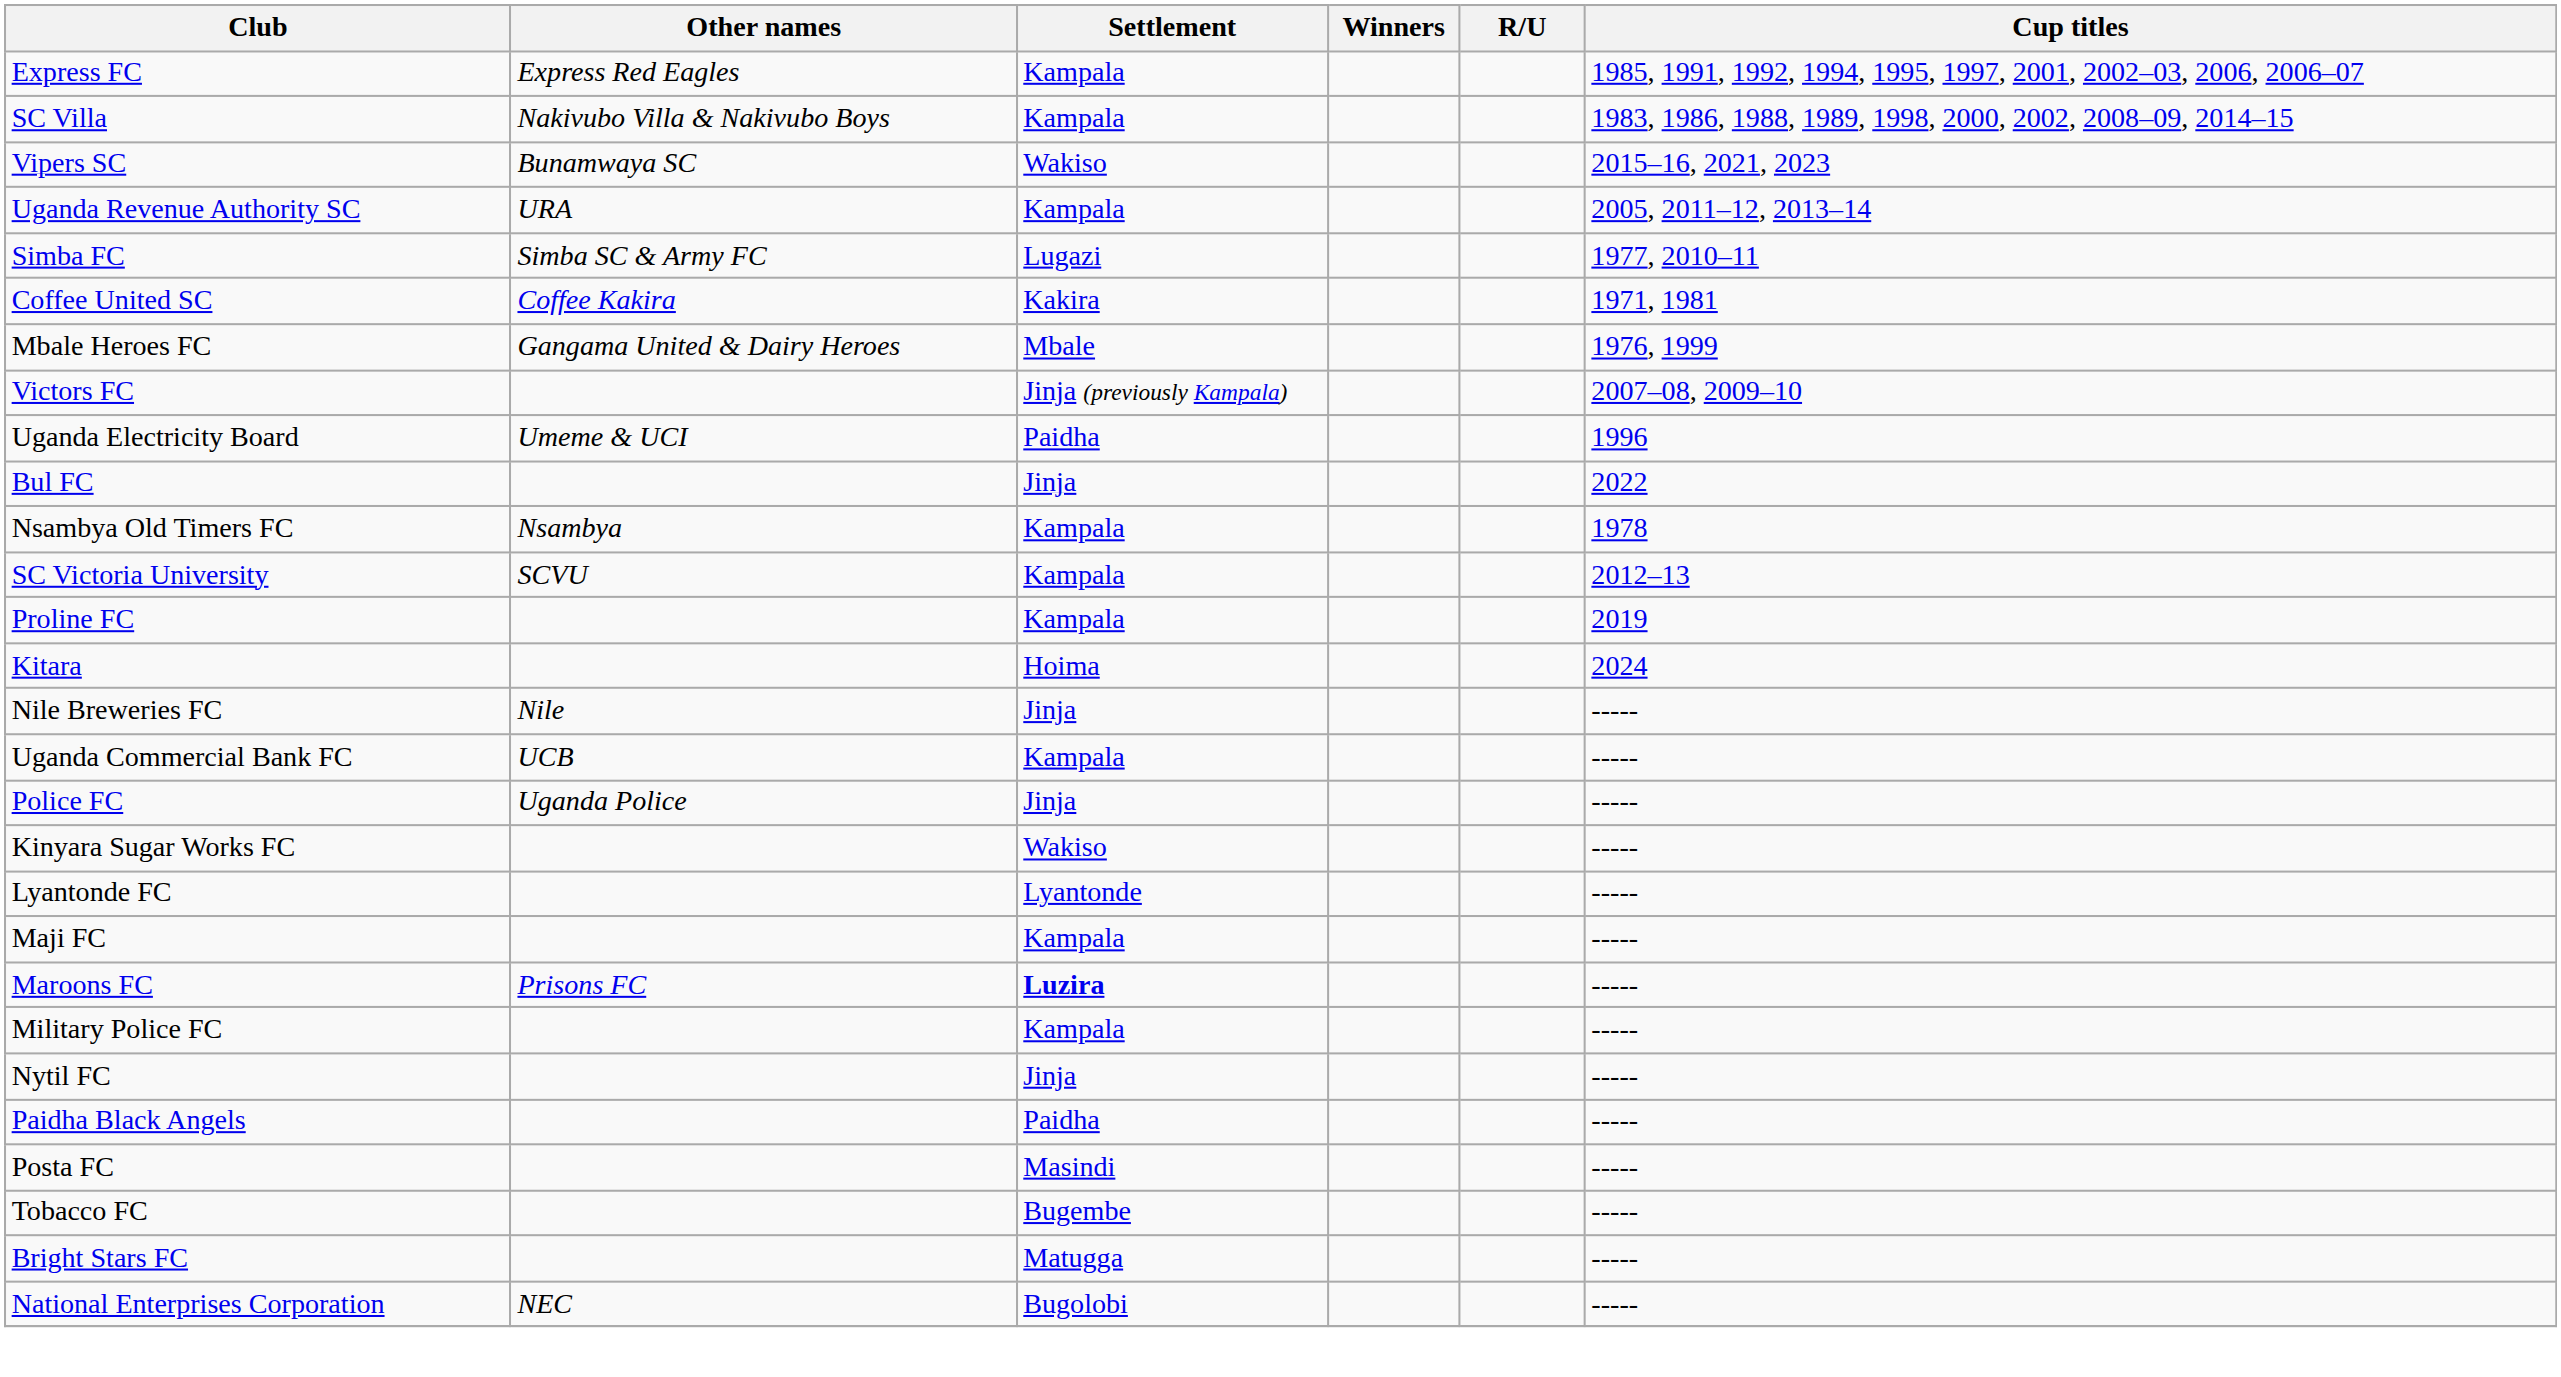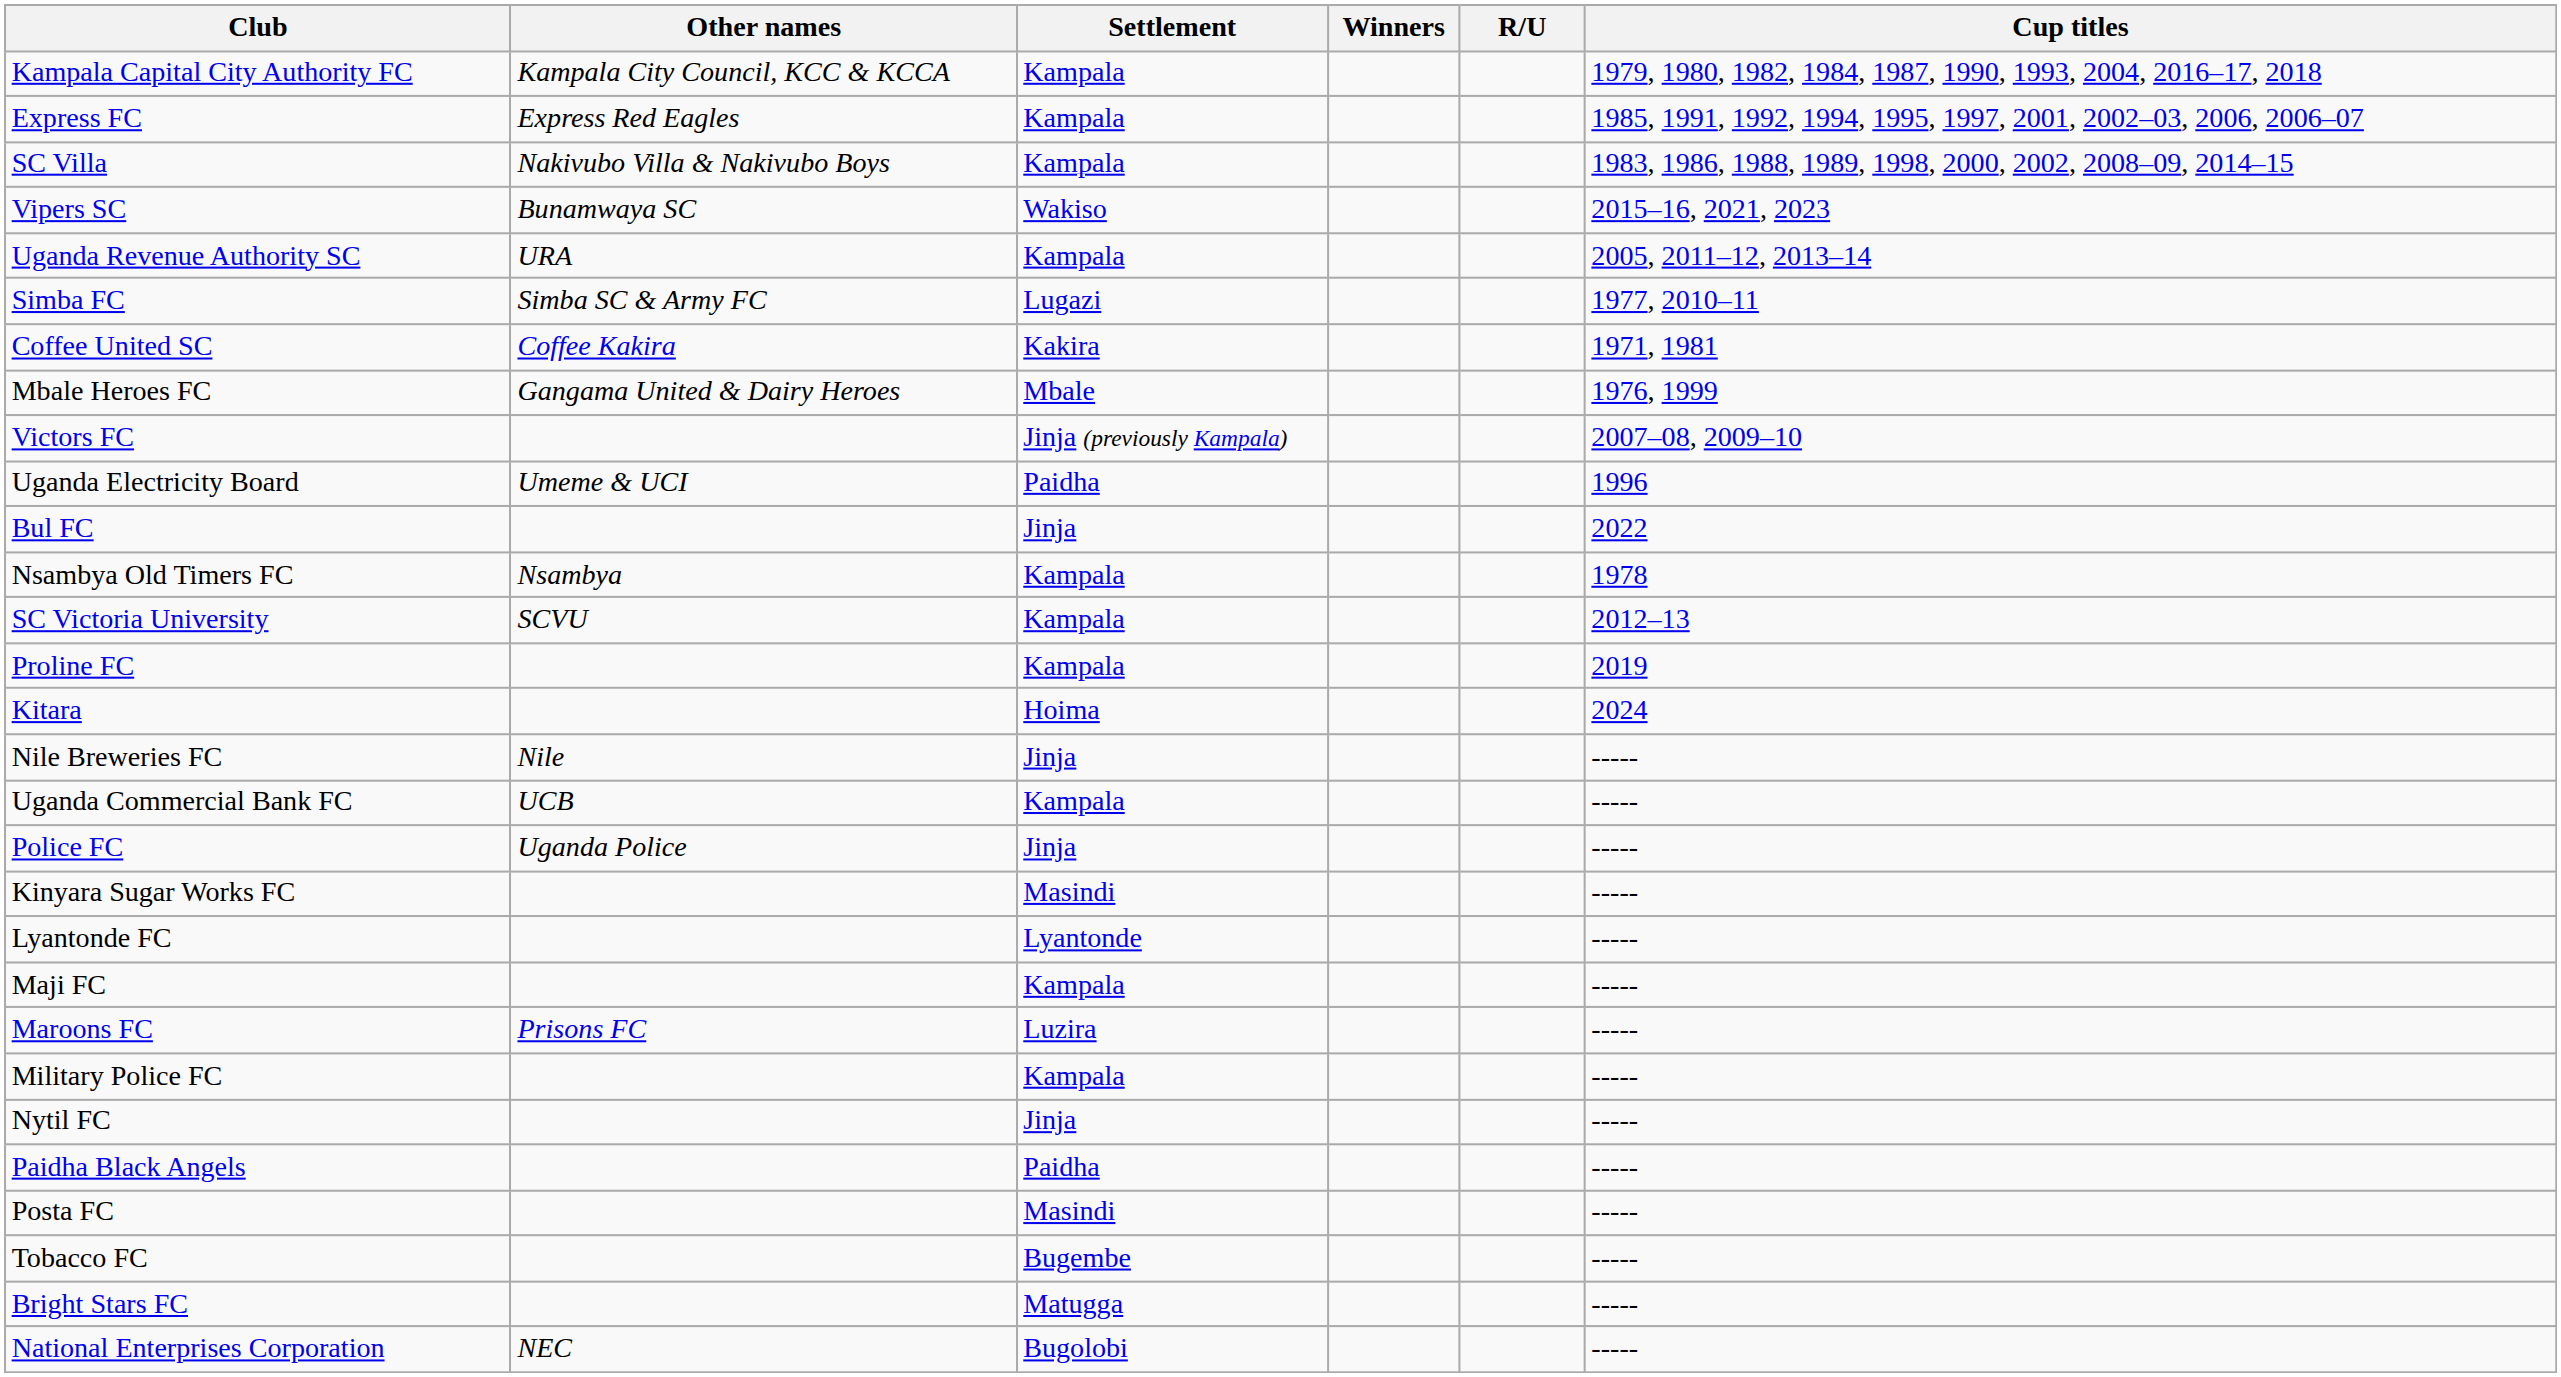+ row: (212, 72)
(1065, 847) Wakiso -> (1069, 893) Masindi
(1064, 984) bold -> (1060, 1029) normal
